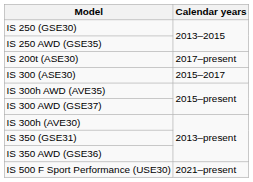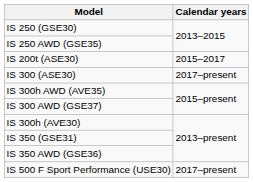(206, 59) 2017–present -> (200, 59) 2015–2017
(200, 75) 2015–2017 -> (206, 75) 2017–present
(206, 169) 2021–present -> (206, 169) 2017–present
